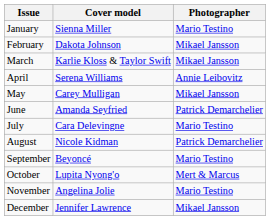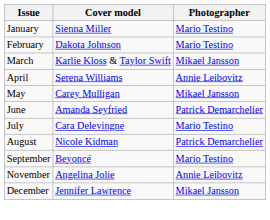(207, 45) Mikael Jansson -> (204, 45) Mario Testino
- row: (23, 175)
(204, 191) Mario Testino -> (209, 175) Annie Leibovitz
